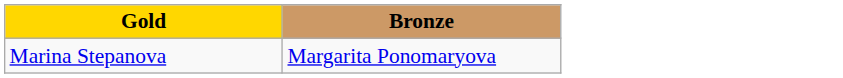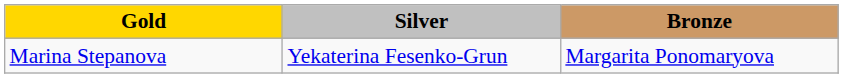+ column: (421, 21)
